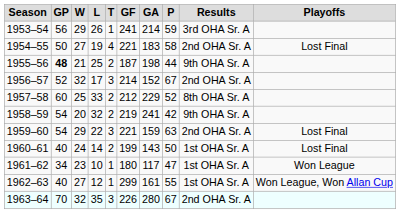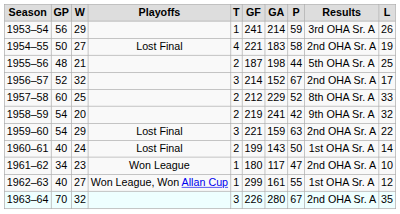columns swapped: (97, 13) <-> (324, 13)
(61, 64) bold -> (61, 64) normal
(216, 64) 9th OHA Sr. A -> (342, 64) 5th OHA Sr. A
(216, 166) 1st OHA Sr. A -> (342, 166) 2nd OHA Sr. A
